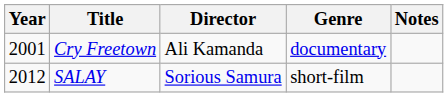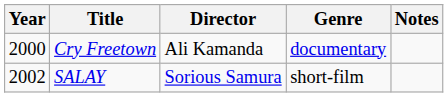(27, 48) 2001 -> (27, 48) 2000
(27, 77) 2012 -> (27, 77) 2002
